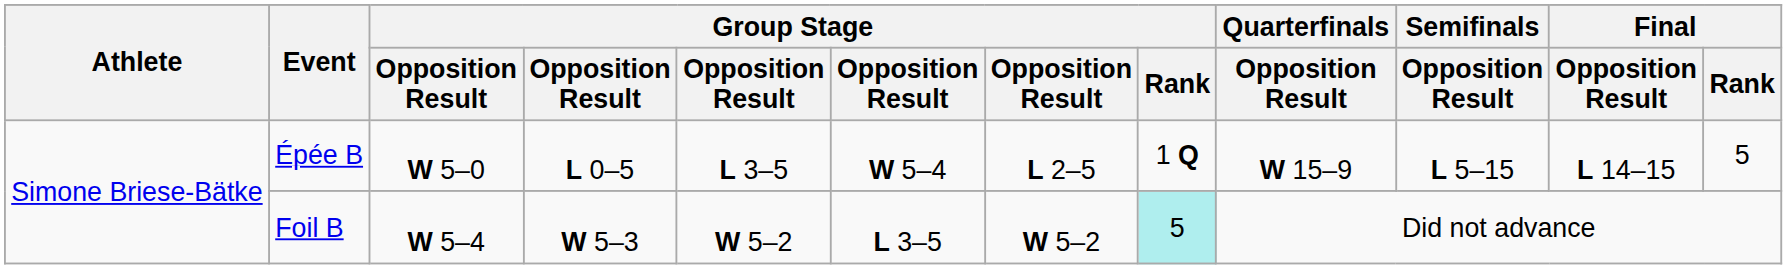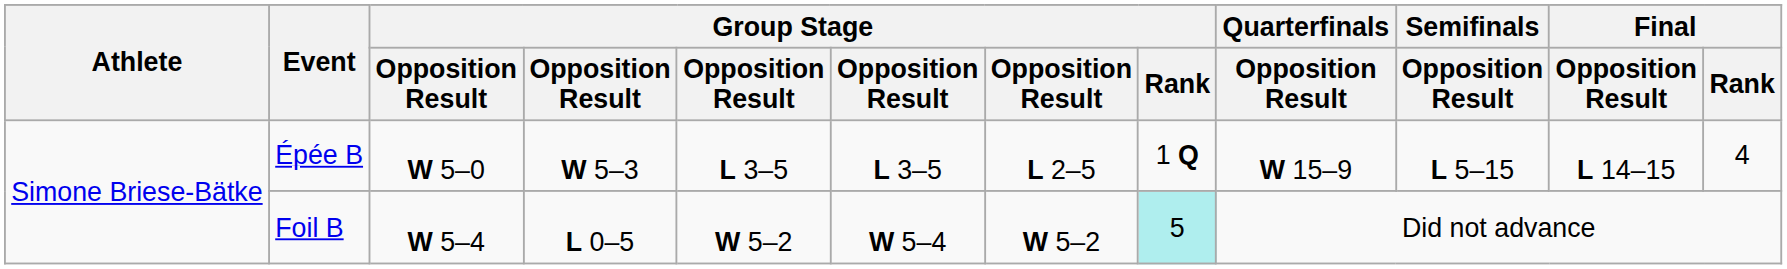(600, 171) L 0–5 -> (600, 171) W 5–3
(908, 171) W 5–4 -> (908, 171) L 3–5
(1742, 156) 5 -> (1742, 156) 4
(600, 243) W 5–3 -> (600, 243) L 0–5
(908, 243) L 3–5 -> (908, 243) W 5–4
